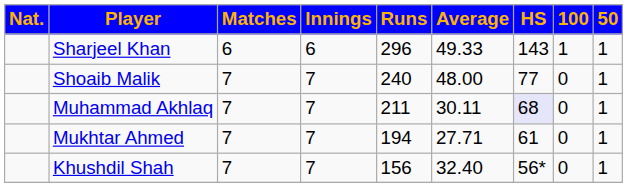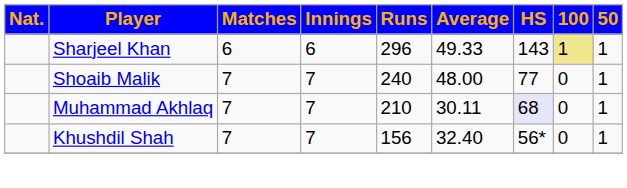(563, 49) no background -> (563, 49) khaki background
(395, 108) 211 -> (396, 108) 210
- row: (118, 138)
